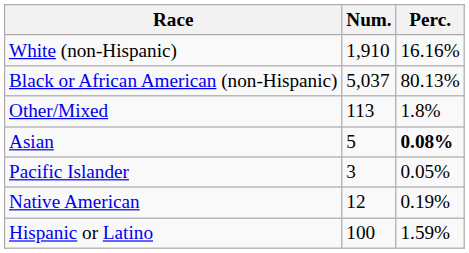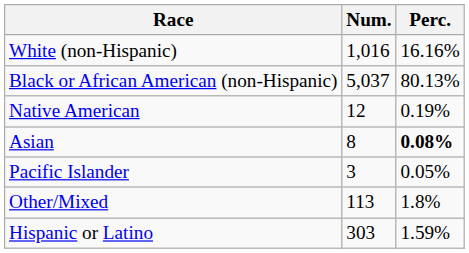(368, 50) 1,910 -> (368, 50) 1,016
rows swapped: (74, 202) <-> (59, 111)
(351, 141) 5 -> (351, 141) 8
(361, 232) 100 -> (361, 232) 303
